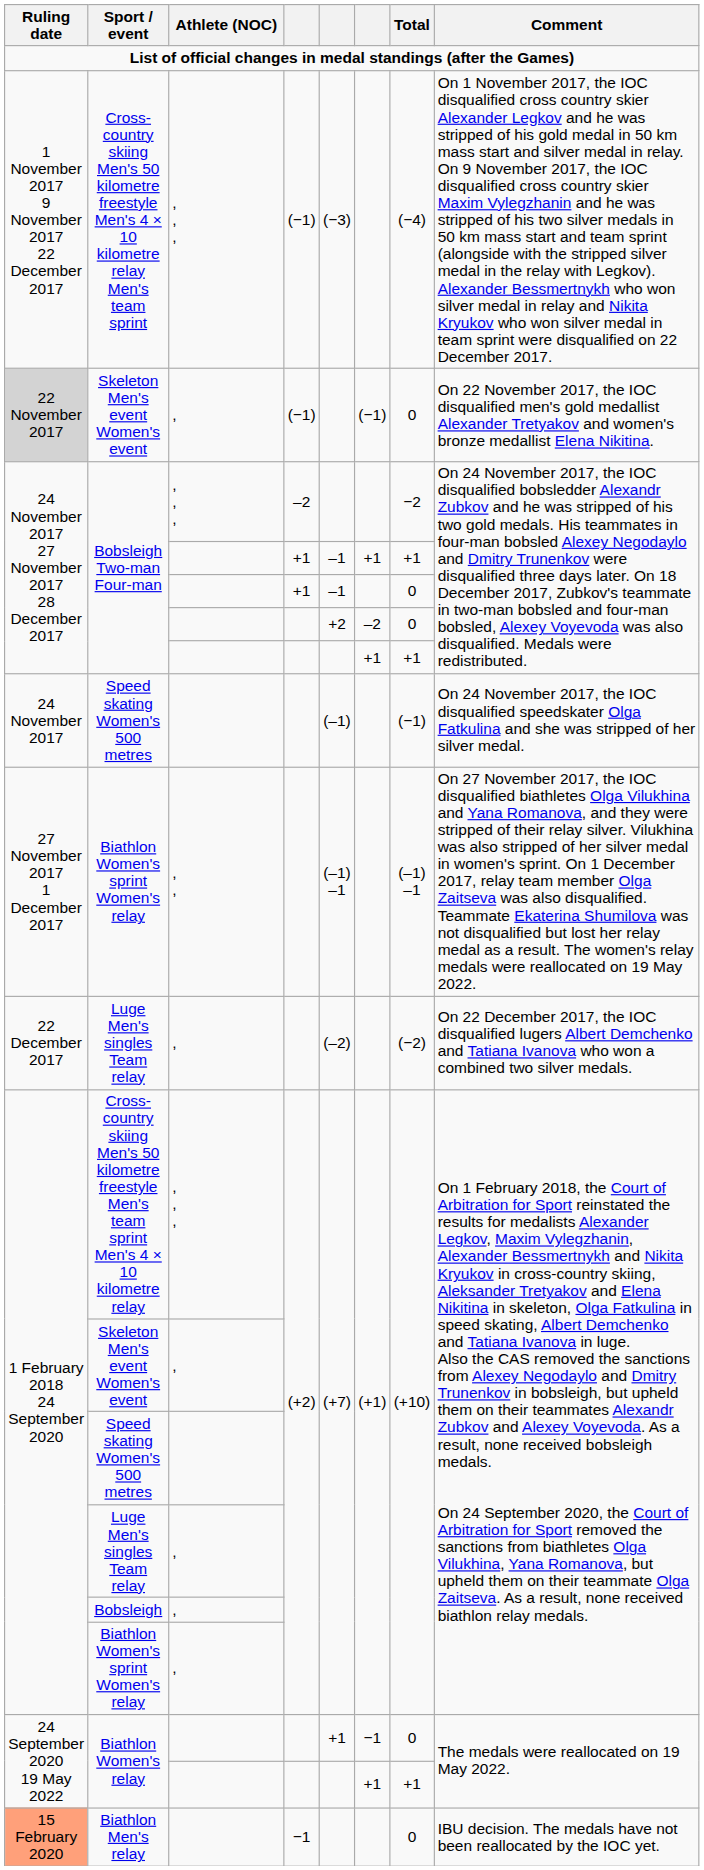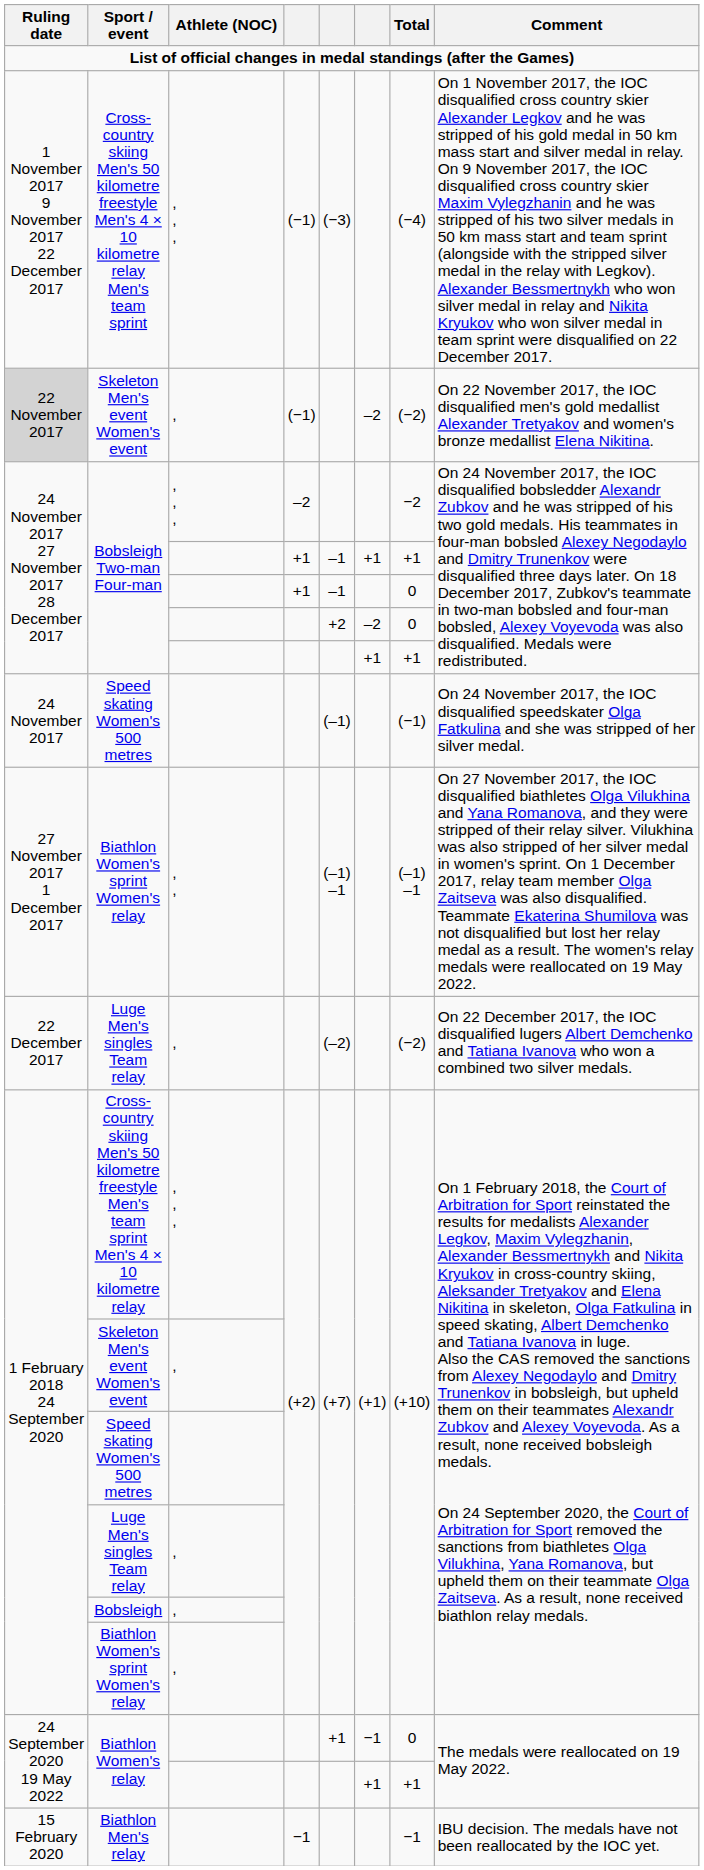(372, 415) (−1) -> (372, 415) –2
(412, 415) 0 -> (412, 415) (−2)
(46, 1836) lightsalmon background -> (46, 1836) no background
(412, 1836) 0 -> (412, 1836) −1
